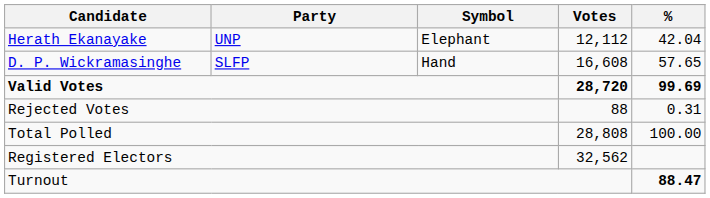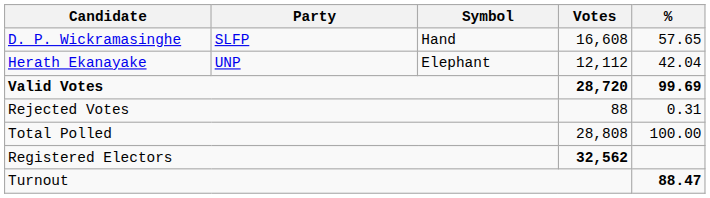rows swapped: (95, 63) <-> (77, 40)
(602, 157) normal -> (602, 157) bold
